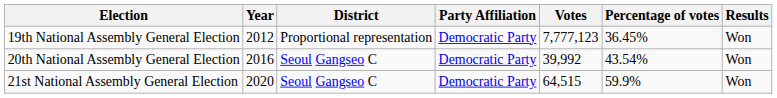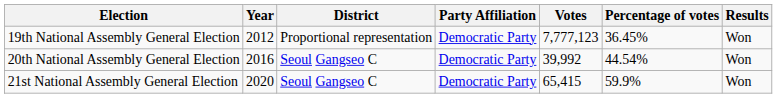(626, 59) 43.54% -> (626, 59) 44.54%
(562, 81) 64,515 -> (562, 81) 65,415
